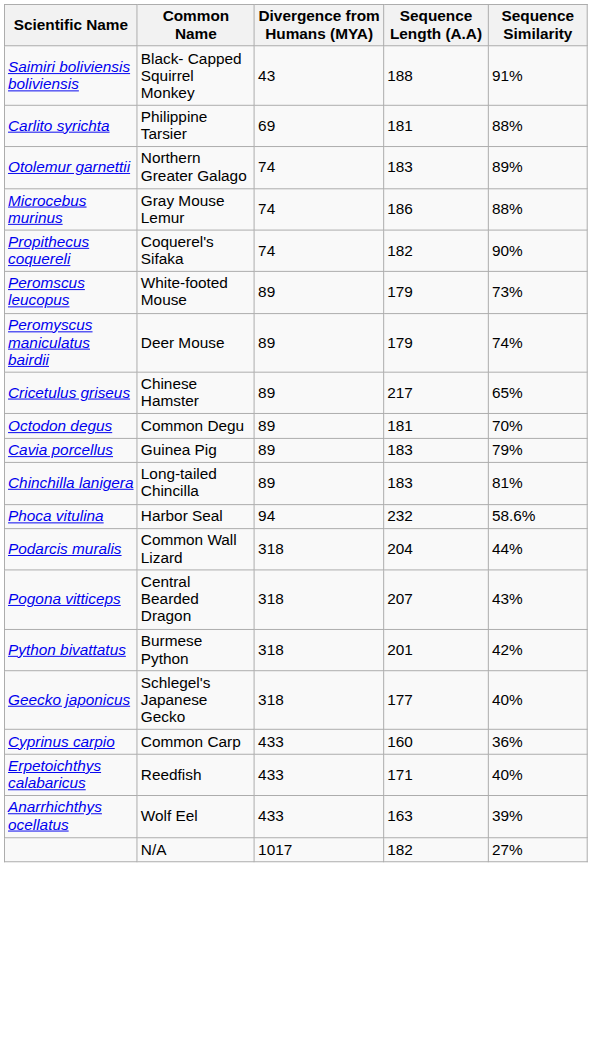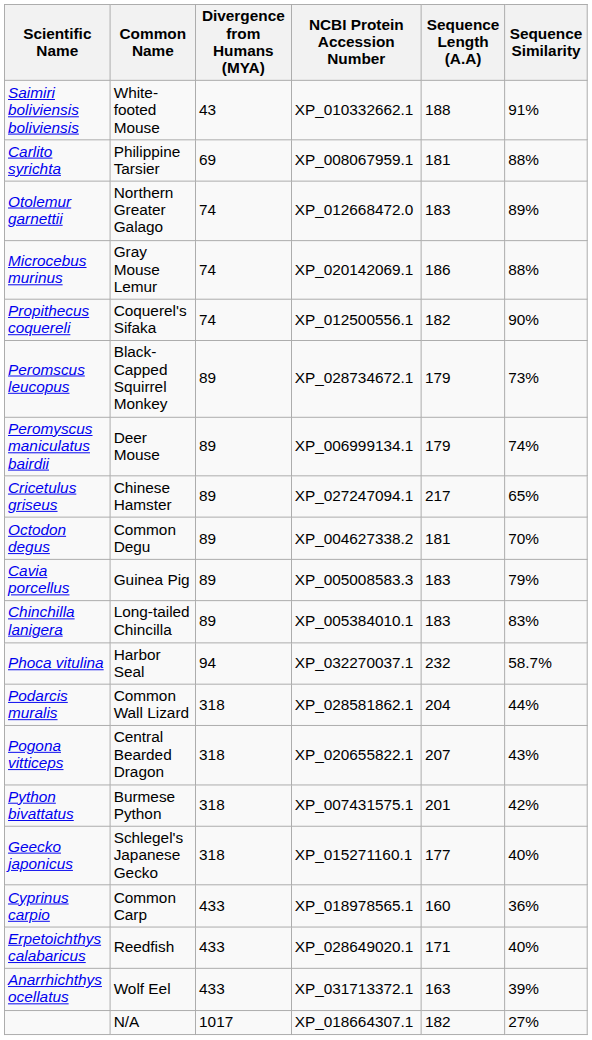+ column: (356, 42)
(191, 75) Black- Capped Squirrel Monkey -> (137, 110) White-footed Mouse
(184, 292) White-footed Mouse -> (141, 378) Black- Capped Squirrel Monkey
(507, 483) 81% -> (524, 621) 83%
(514, 516) 58.6% -> (530, 663) 58.7%
